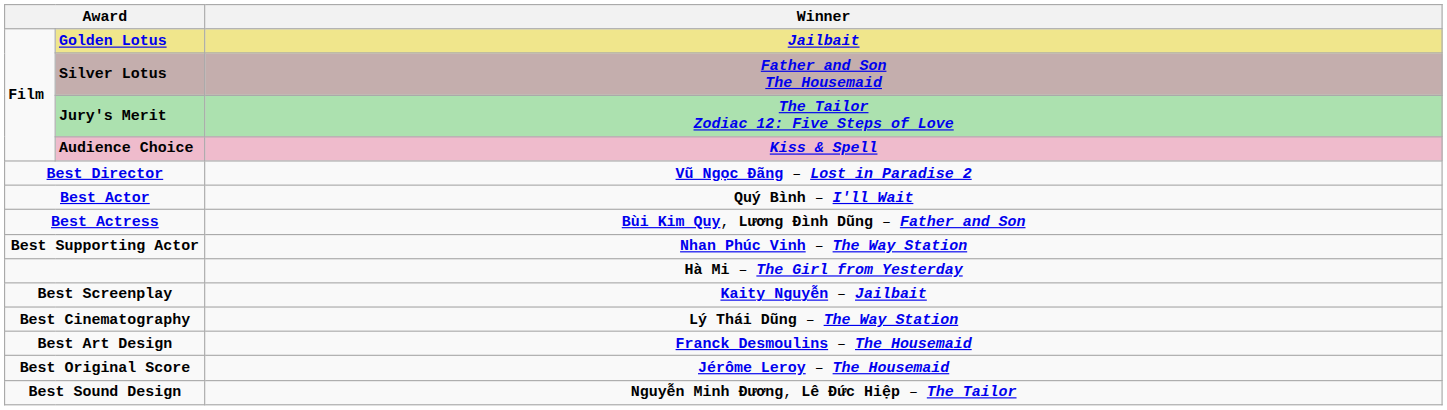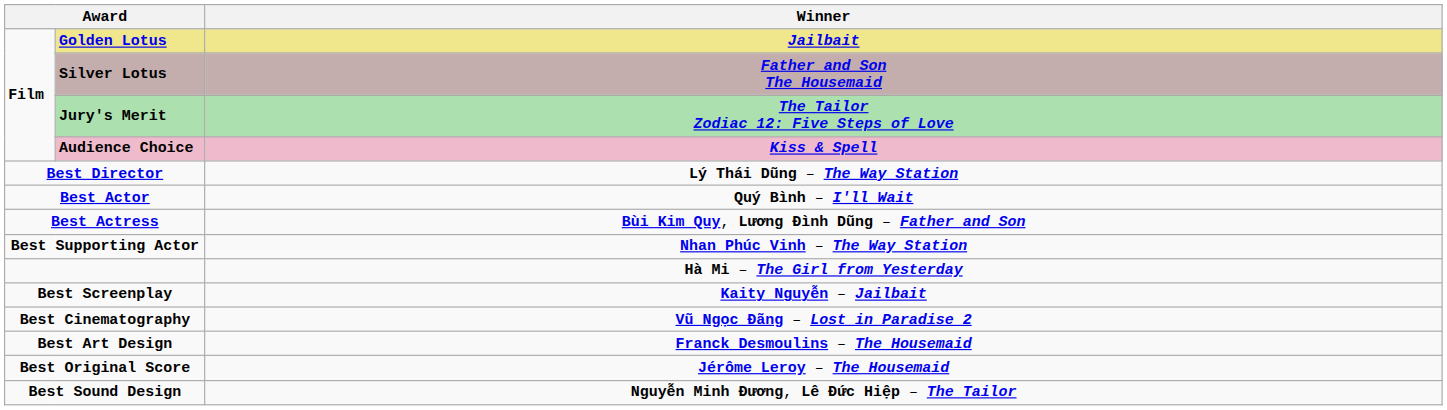(824, 173) Vũ Ngọc Đãng – Lost in Paradise 2 -> (824, 173) Lý Thái Dũng – The Way Station
(824, 319) Lý Thái Dũng – The Way Station -> (824, 319) Vũ Ngọc Đãng – Lost in Paradise 2
